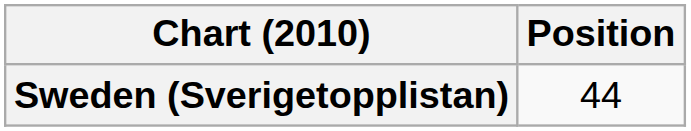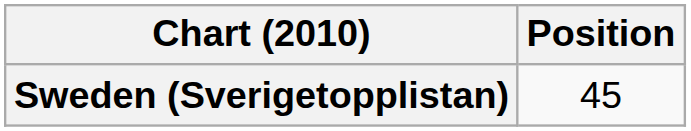(601, 94) 44 -> (601, 94) 45
